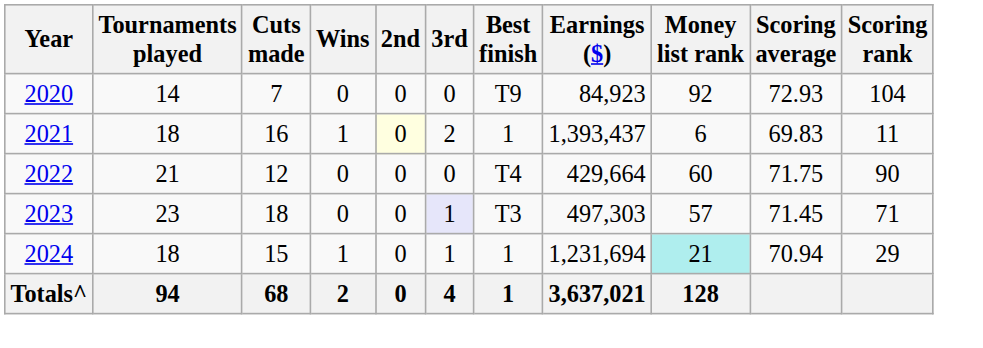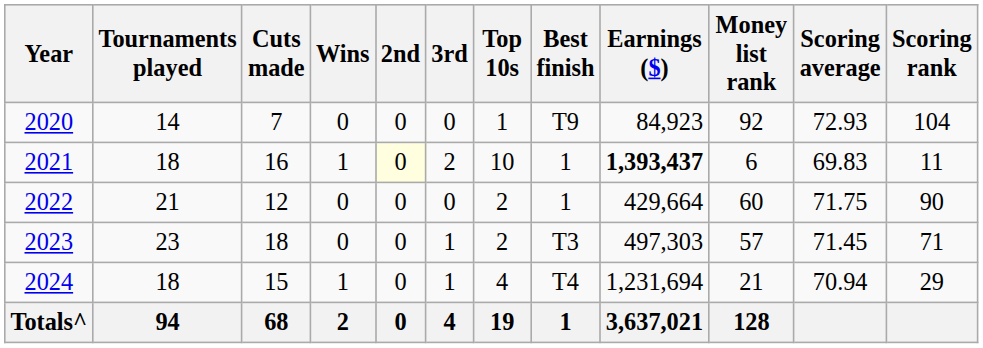+ column: (502, 53)
(597, 133) normal -> (654, 162) bold
(508, 173) T4 -> (566, 202) 1
(450, 213) lavender background -> (450, 242) no background
(508, 254) 1 -> (566, 282) T4
(701, 254) paleturquoise background -> (751, 282) no background
